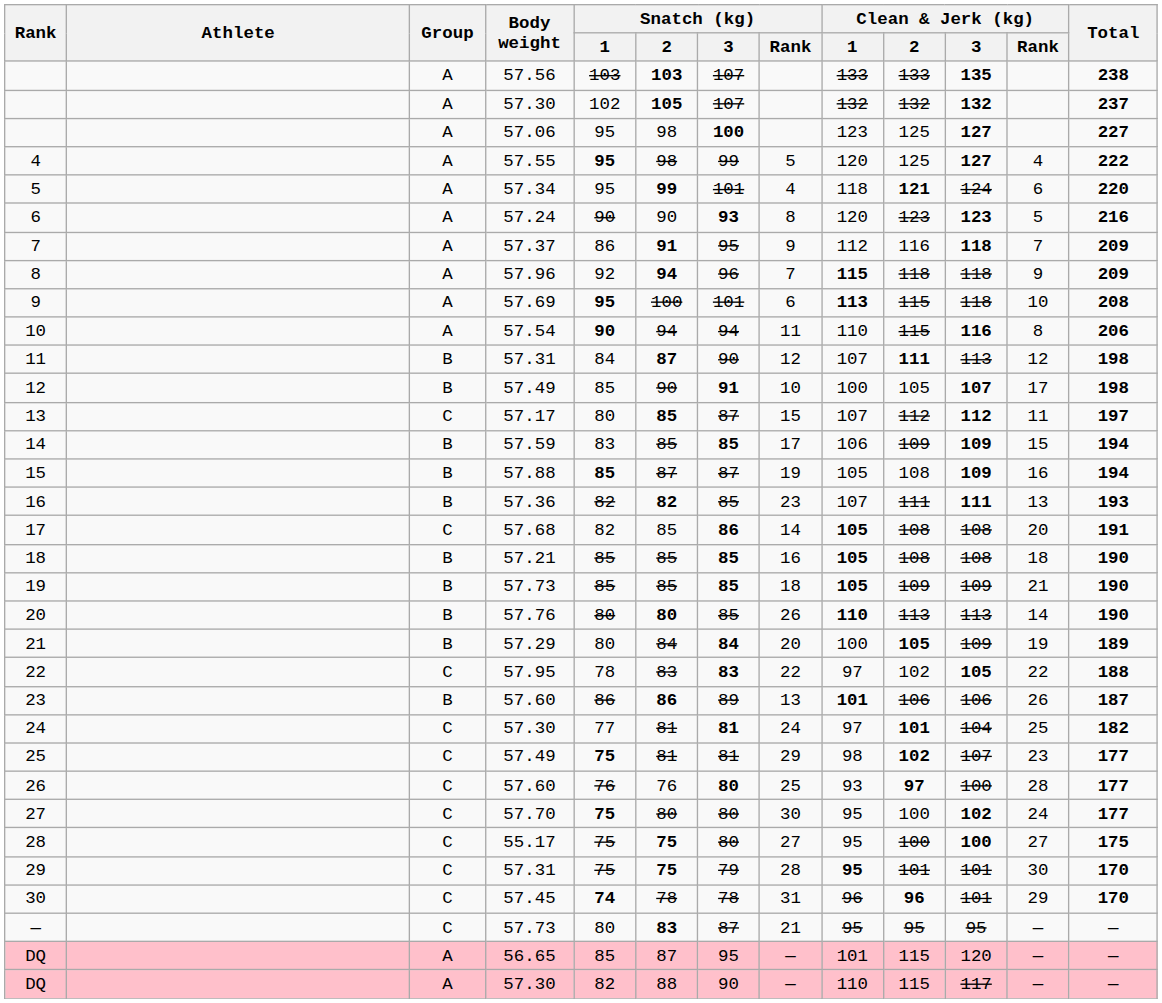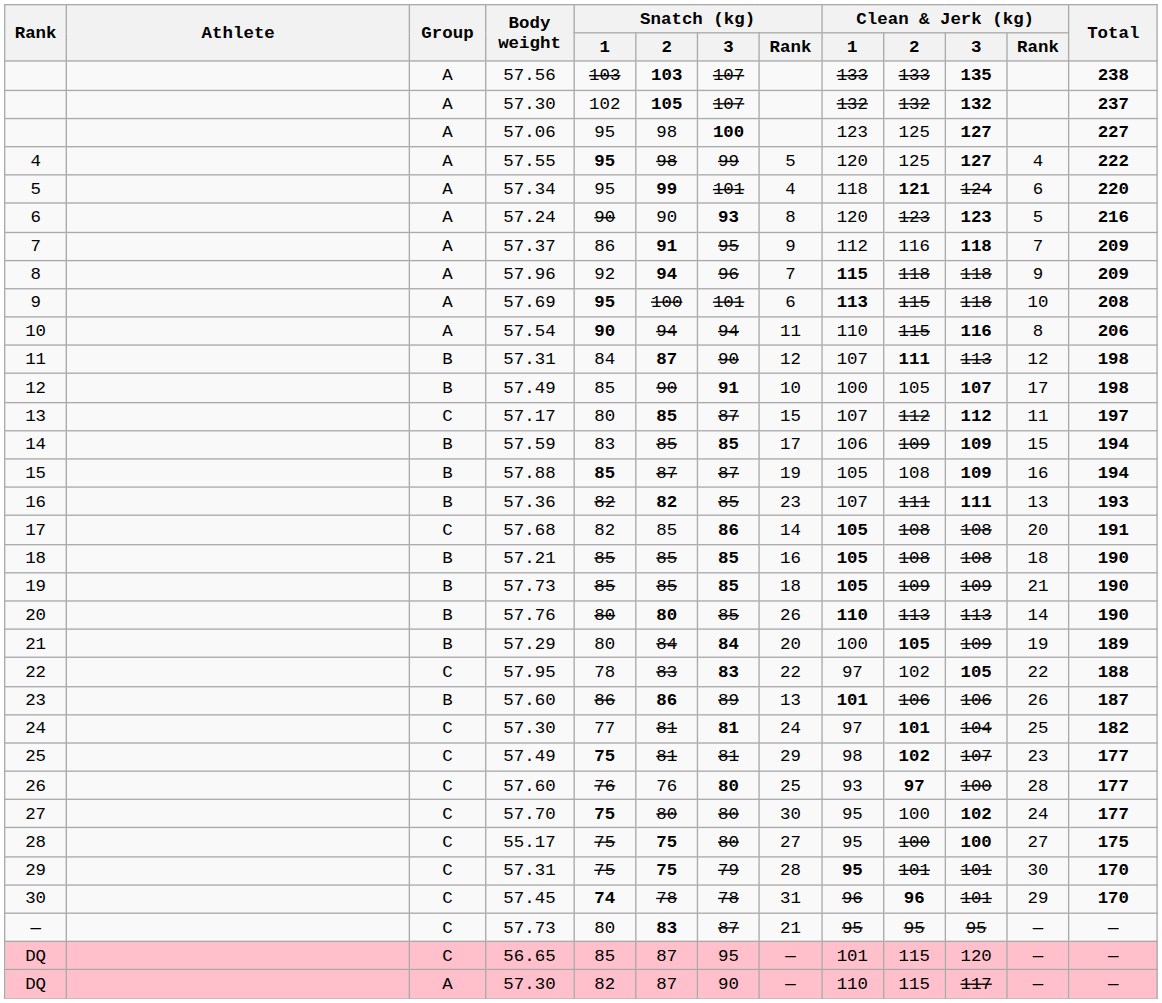(447, 956) A -> (447, 956) C
(667, 984) 88 -> (667, 984) 87
